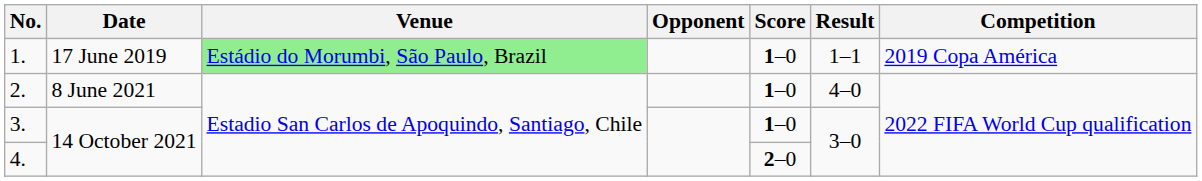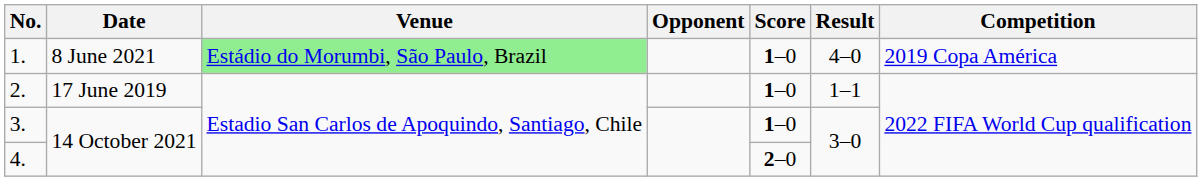(109, 55) 17 June 2019 -> (104, 55) 8 June 2021
(845, 55) 1–1 -> (845, 55) 4–0
(104, 90) 8 June 2021 -> (109, 90) 17 June 2019
(845, 90) 4–0 -> (845, 90) 1–1
